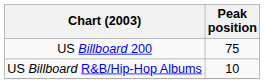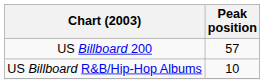(232, 48) 75 -> (232, 48) 57
